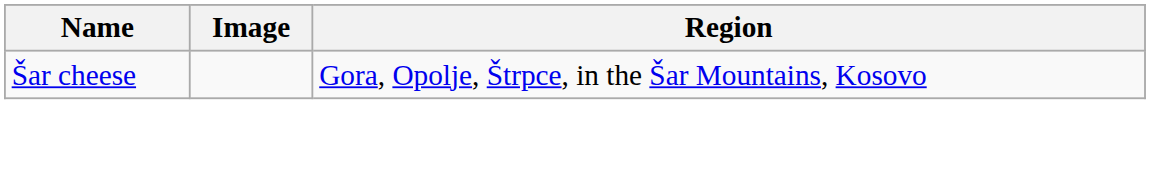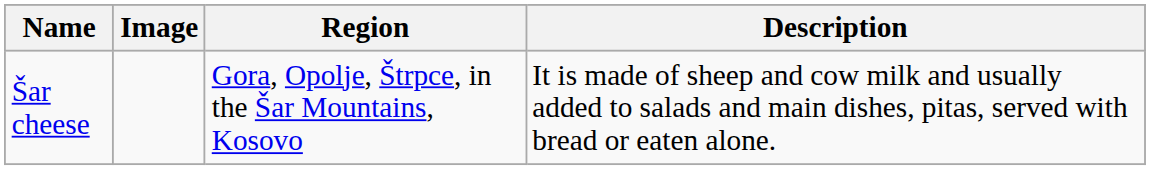+ column: (835, 27)
